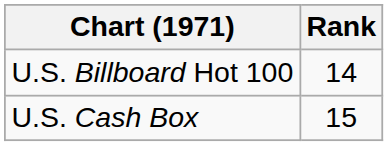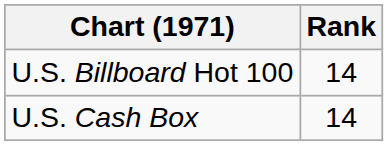(341, 117) 15 -> (341, 117) 14
